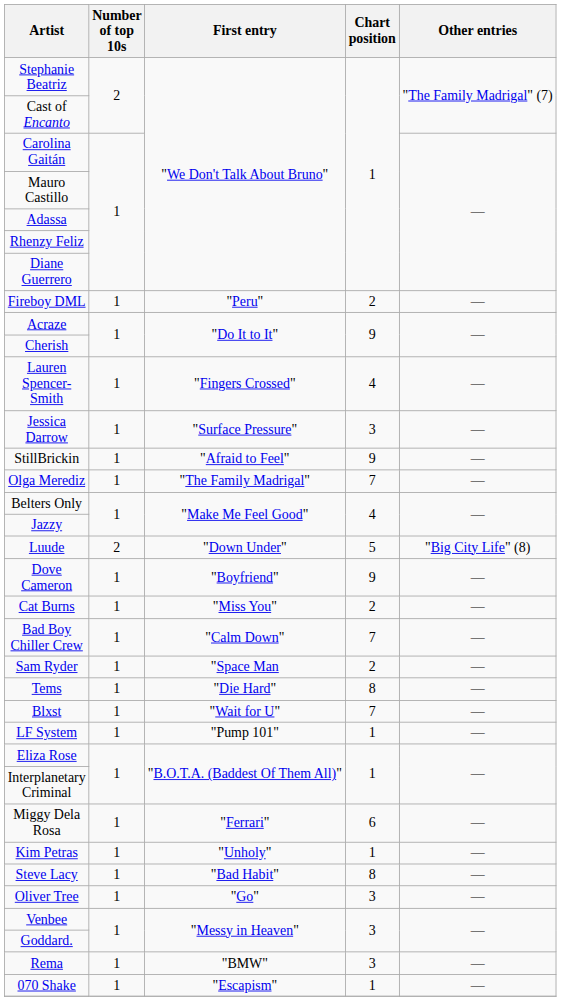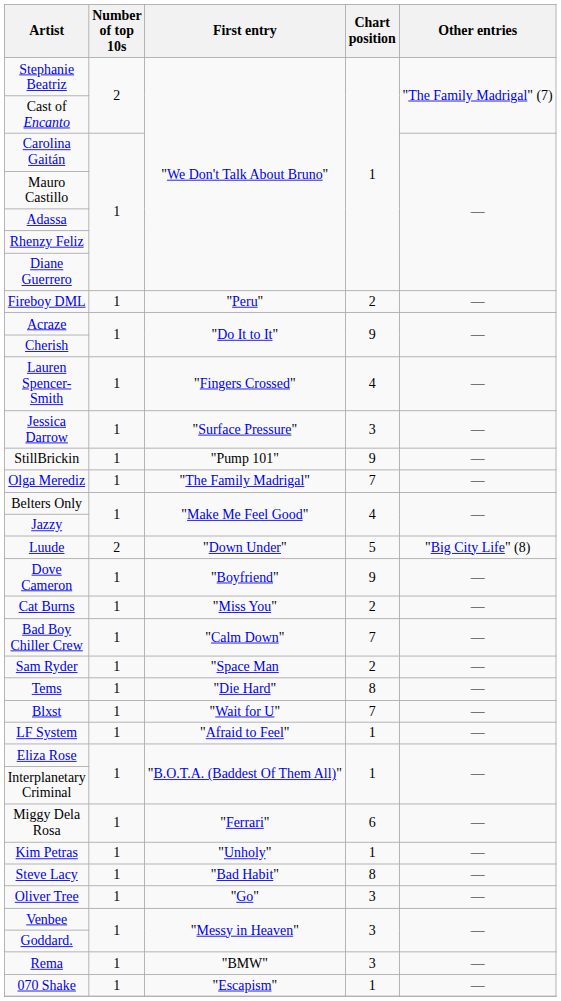(245, 459) "Afraid to Feel" -> (245, 459) "Pump 101"
(245, 733) "Pump 101" -> (245, 733) "Afraid to Feel"
